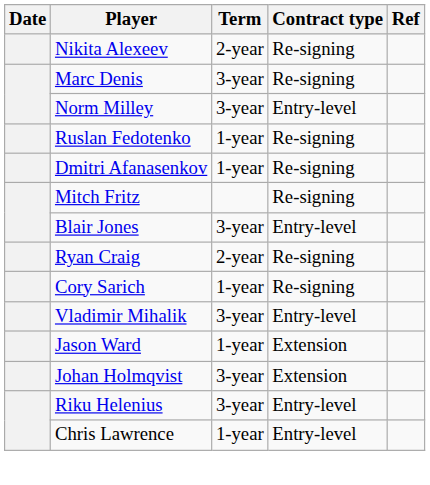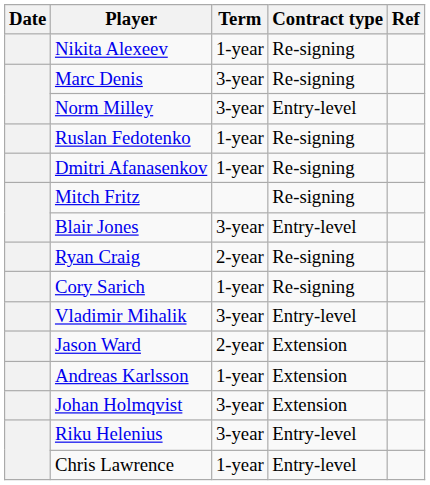(240, 49) 2-year -> (240, 49) 1-year
(240, 345) 1-year -> (240, 345) 2-year
+ row: (122, 375)
